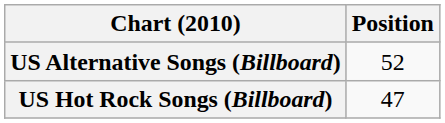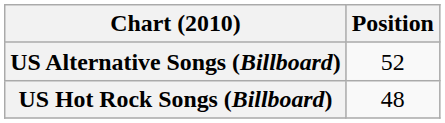(393, 99) 47 -> (393, 99) 48
